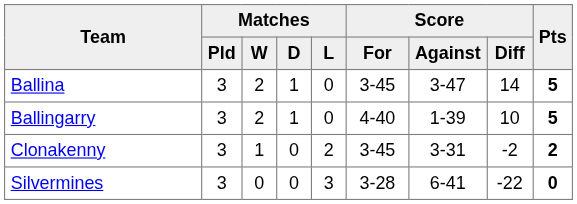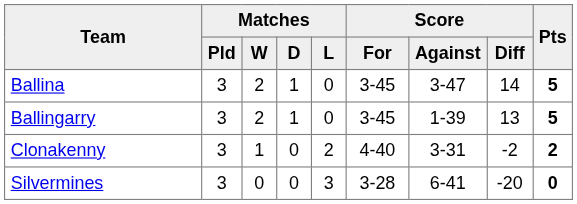(377, 118) 4-40 -> (377, 118) 3-45
(510, 118) 10 -> (510, 118) 13
(377, 150) 3-45 -> (377, 150) 4-40
(510, 183) -22 -> (510, 183) -20
